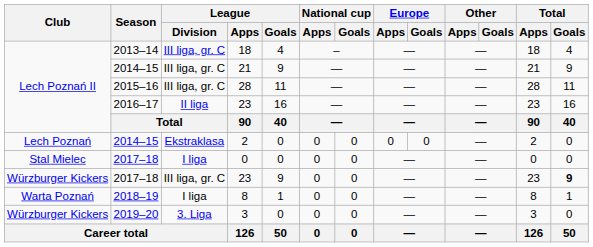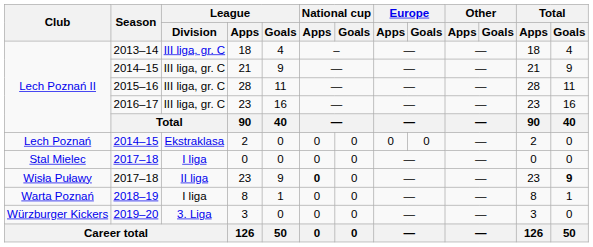(194, 104) II liga -> (194, 104) III liga, gr. C
(58, 178) Würzburger Kickers -> (58, 178) Wisła Puławy
(194, 178) III liga, gr. C -> (194, 178) II liga
(317, 178) normal -> (317, 178) bold
